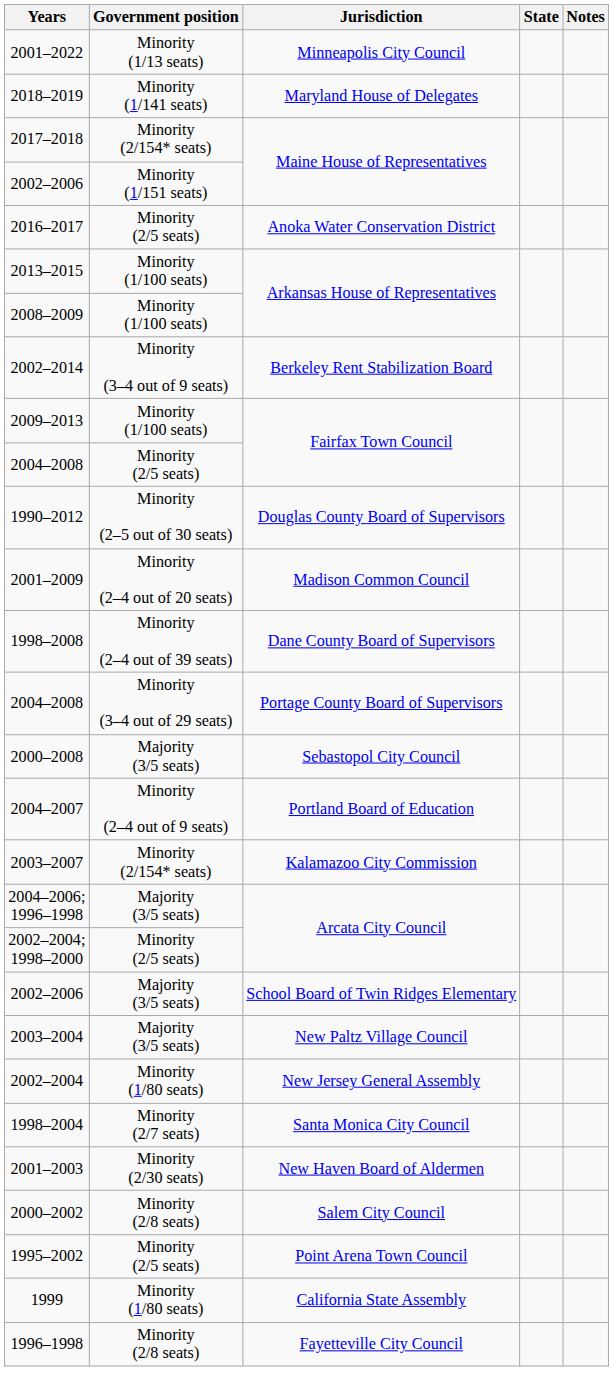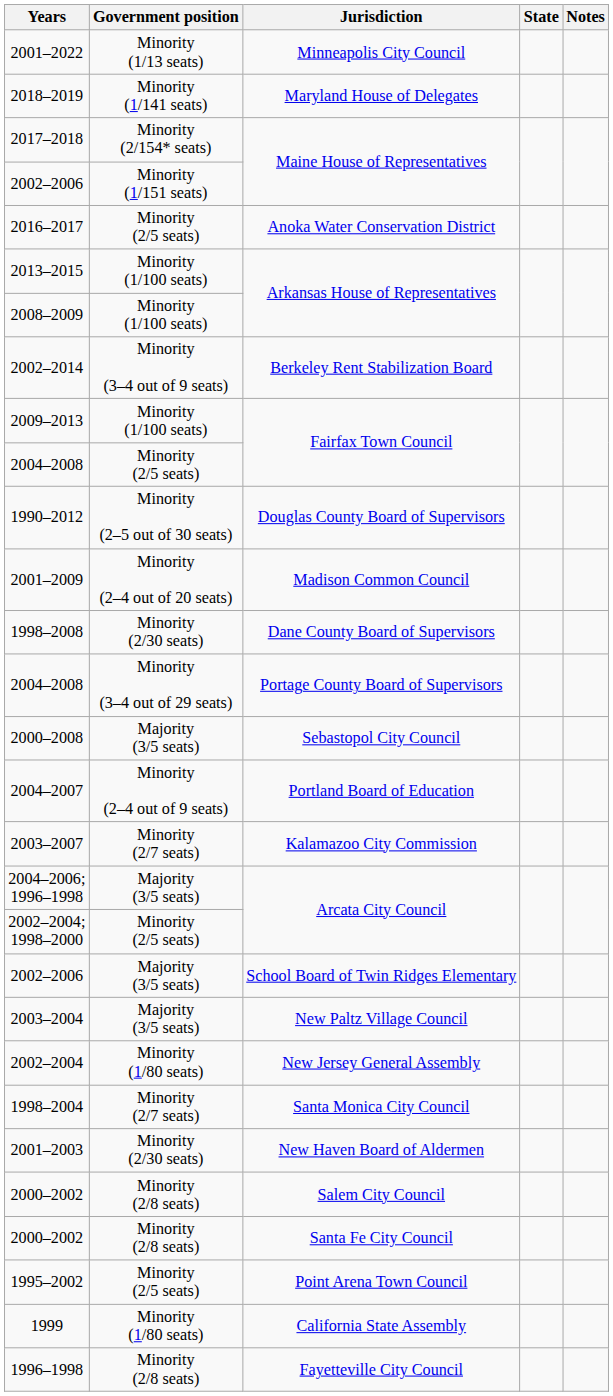(166, 641) Minority (2–4 out of 39 seats) -> (166, 632) Minority (2/30 seats)
(166, 862) Minority (2/154* seats) -> (166, 843) Minority (2/7 seats)
+ row: (47, 1238)
